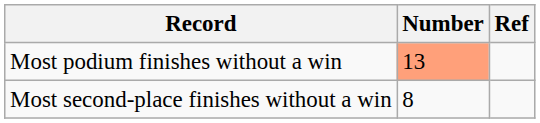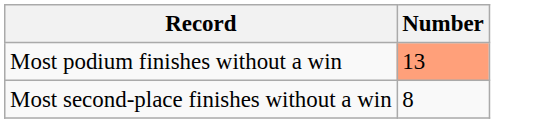- column: (512, 23)
